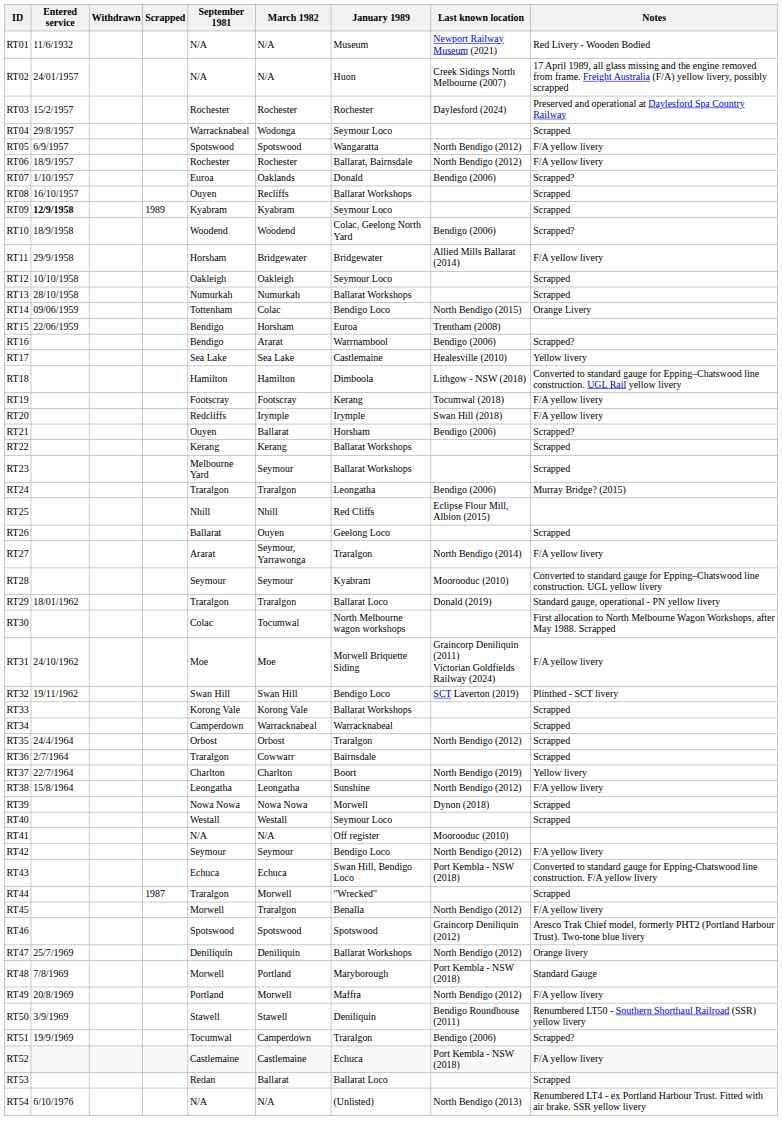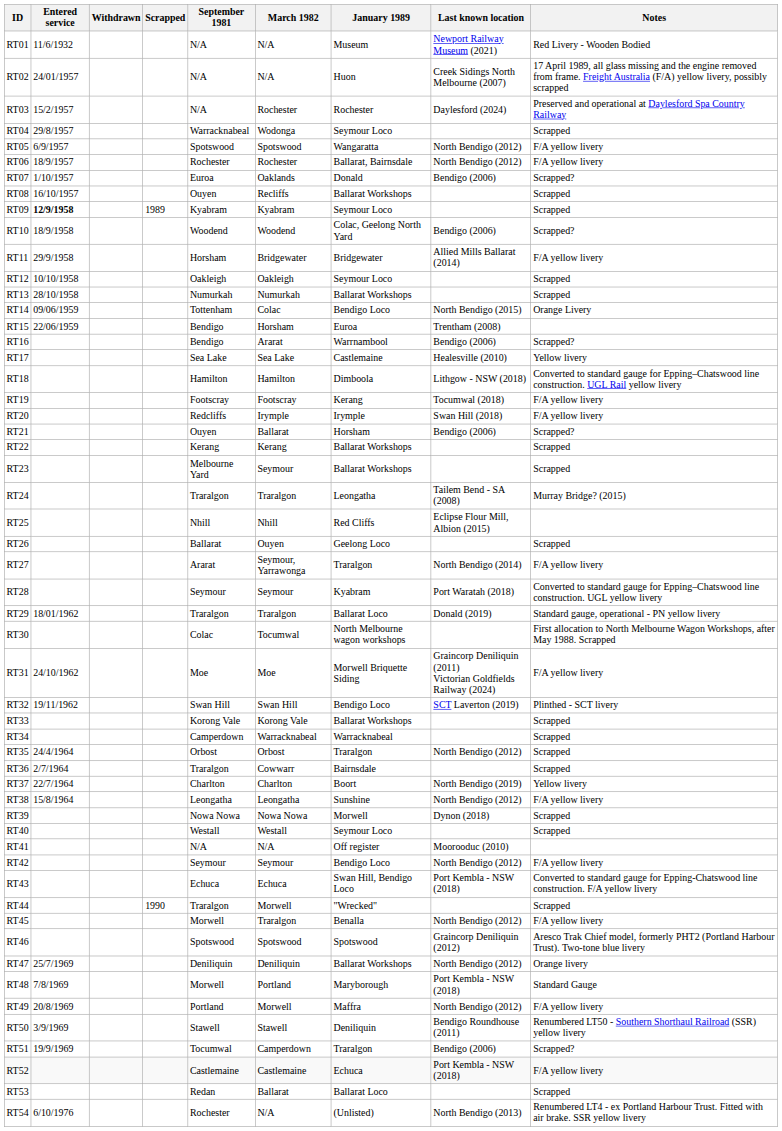(210, 109) Rochester -> (198, 109) N/A
(465, 490) Bendigo (2006) -> (469, 495) Tailem Bend - SA (2008)
(471, 581) Moorooduc (2010) -> (474, 592) Port Waratah (2018)
(155, 894) 1987 -> (155, 905) 1990
(198, 1101) N/A -> (210, 1113) Rochester
